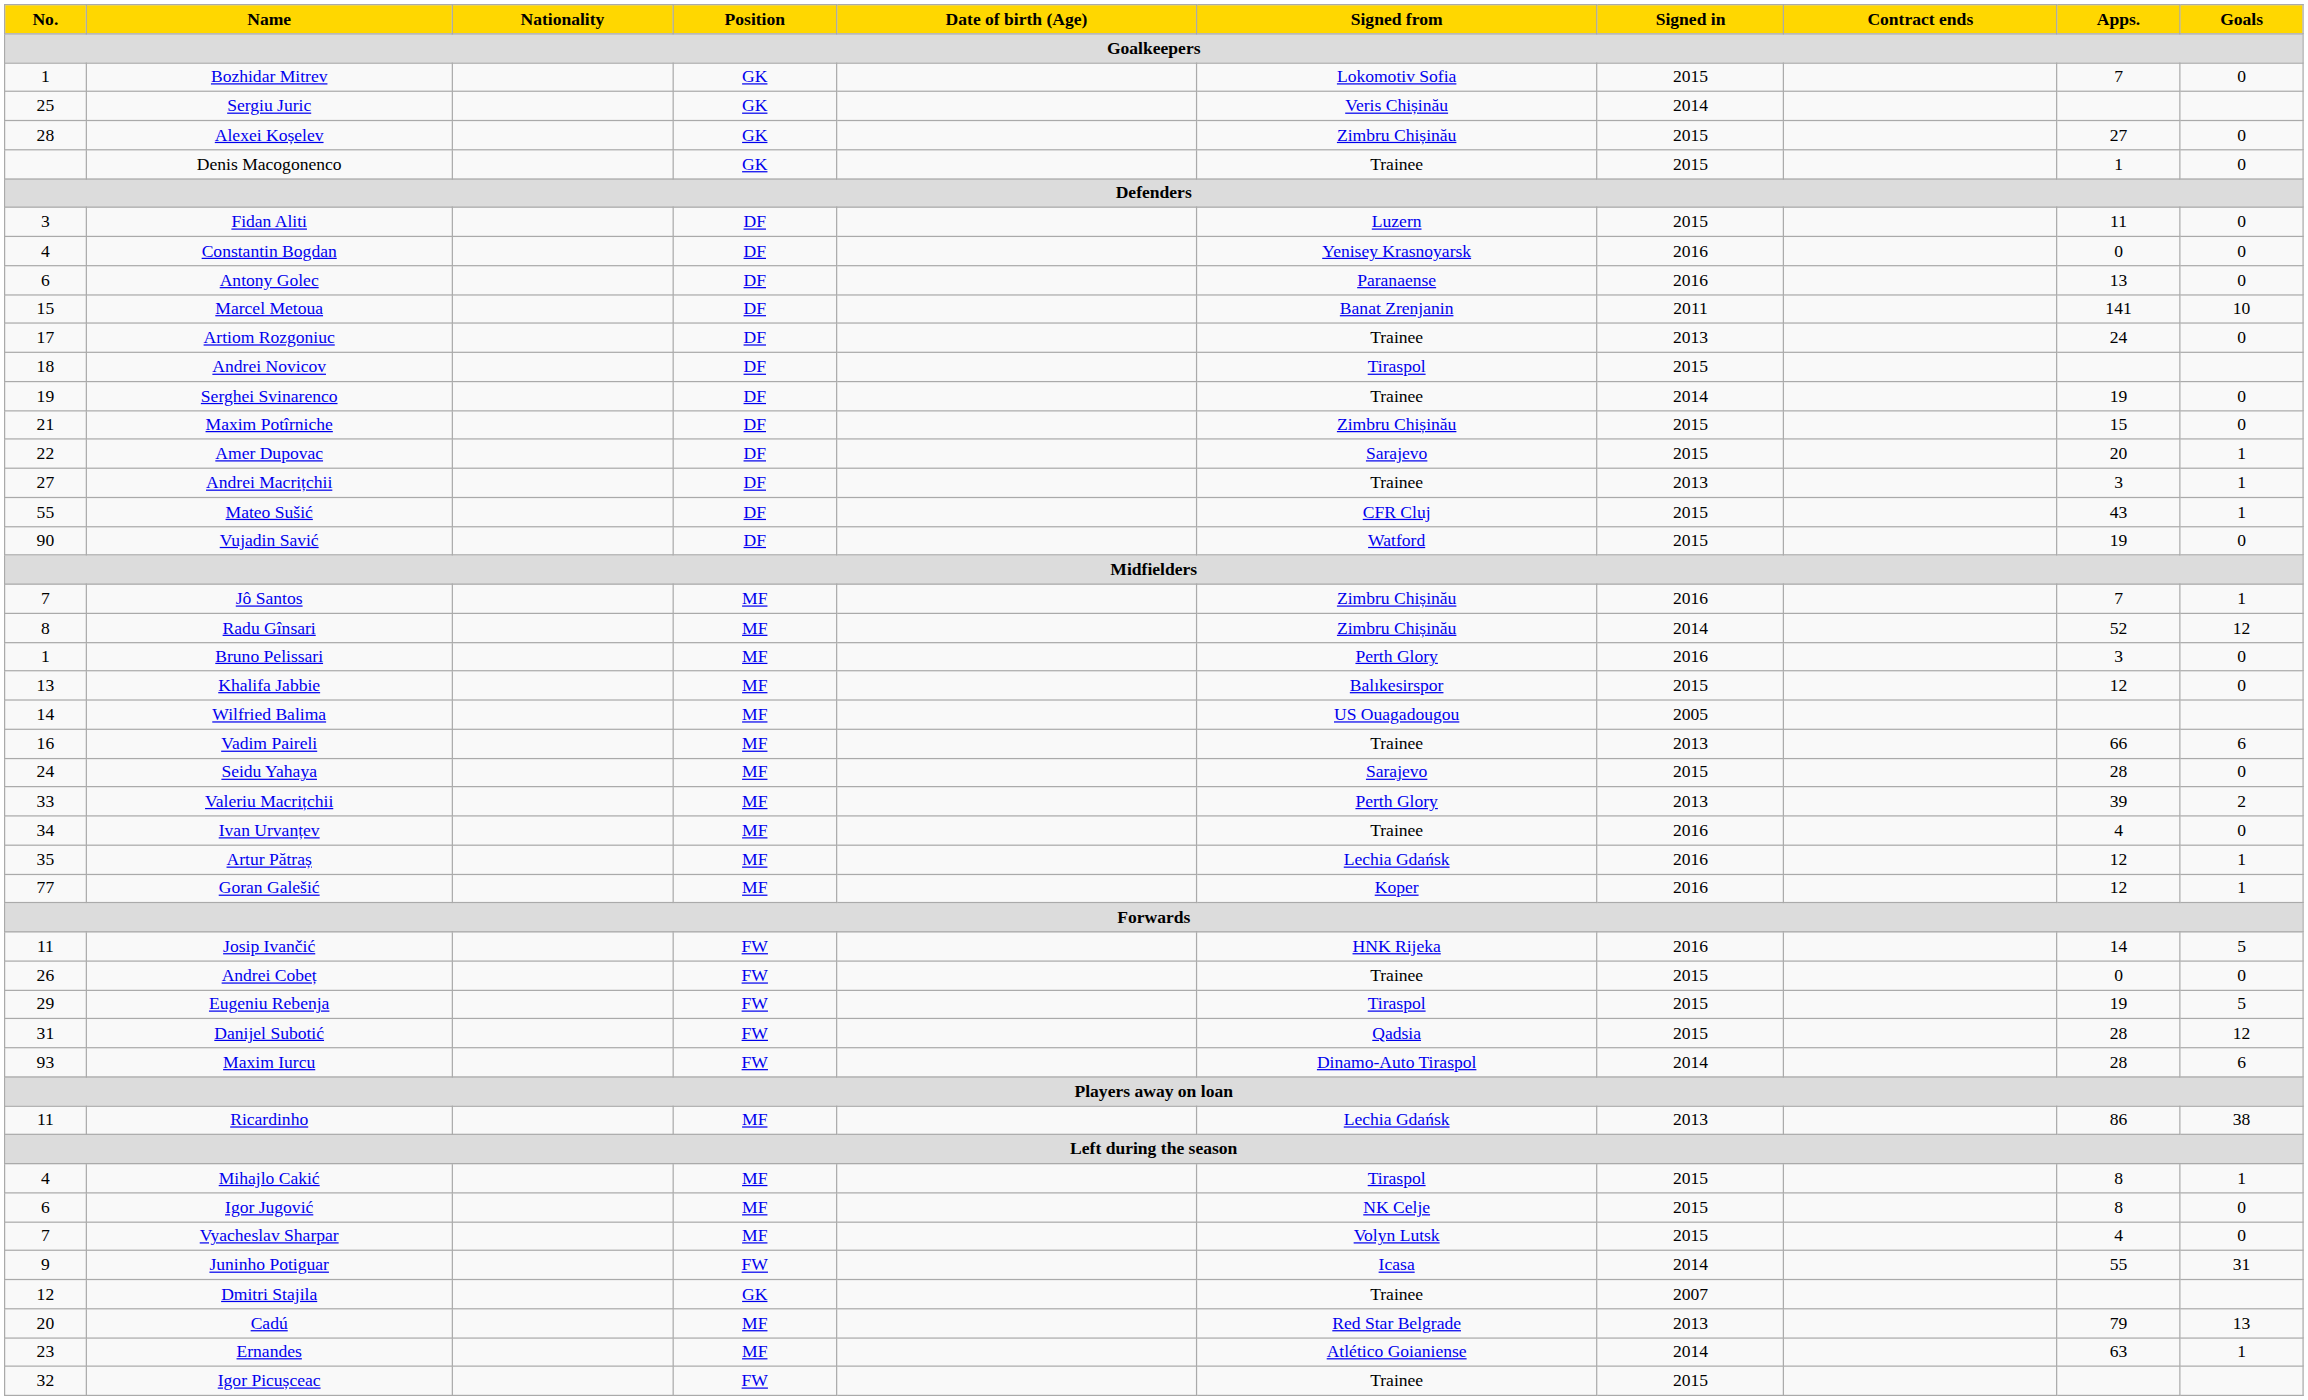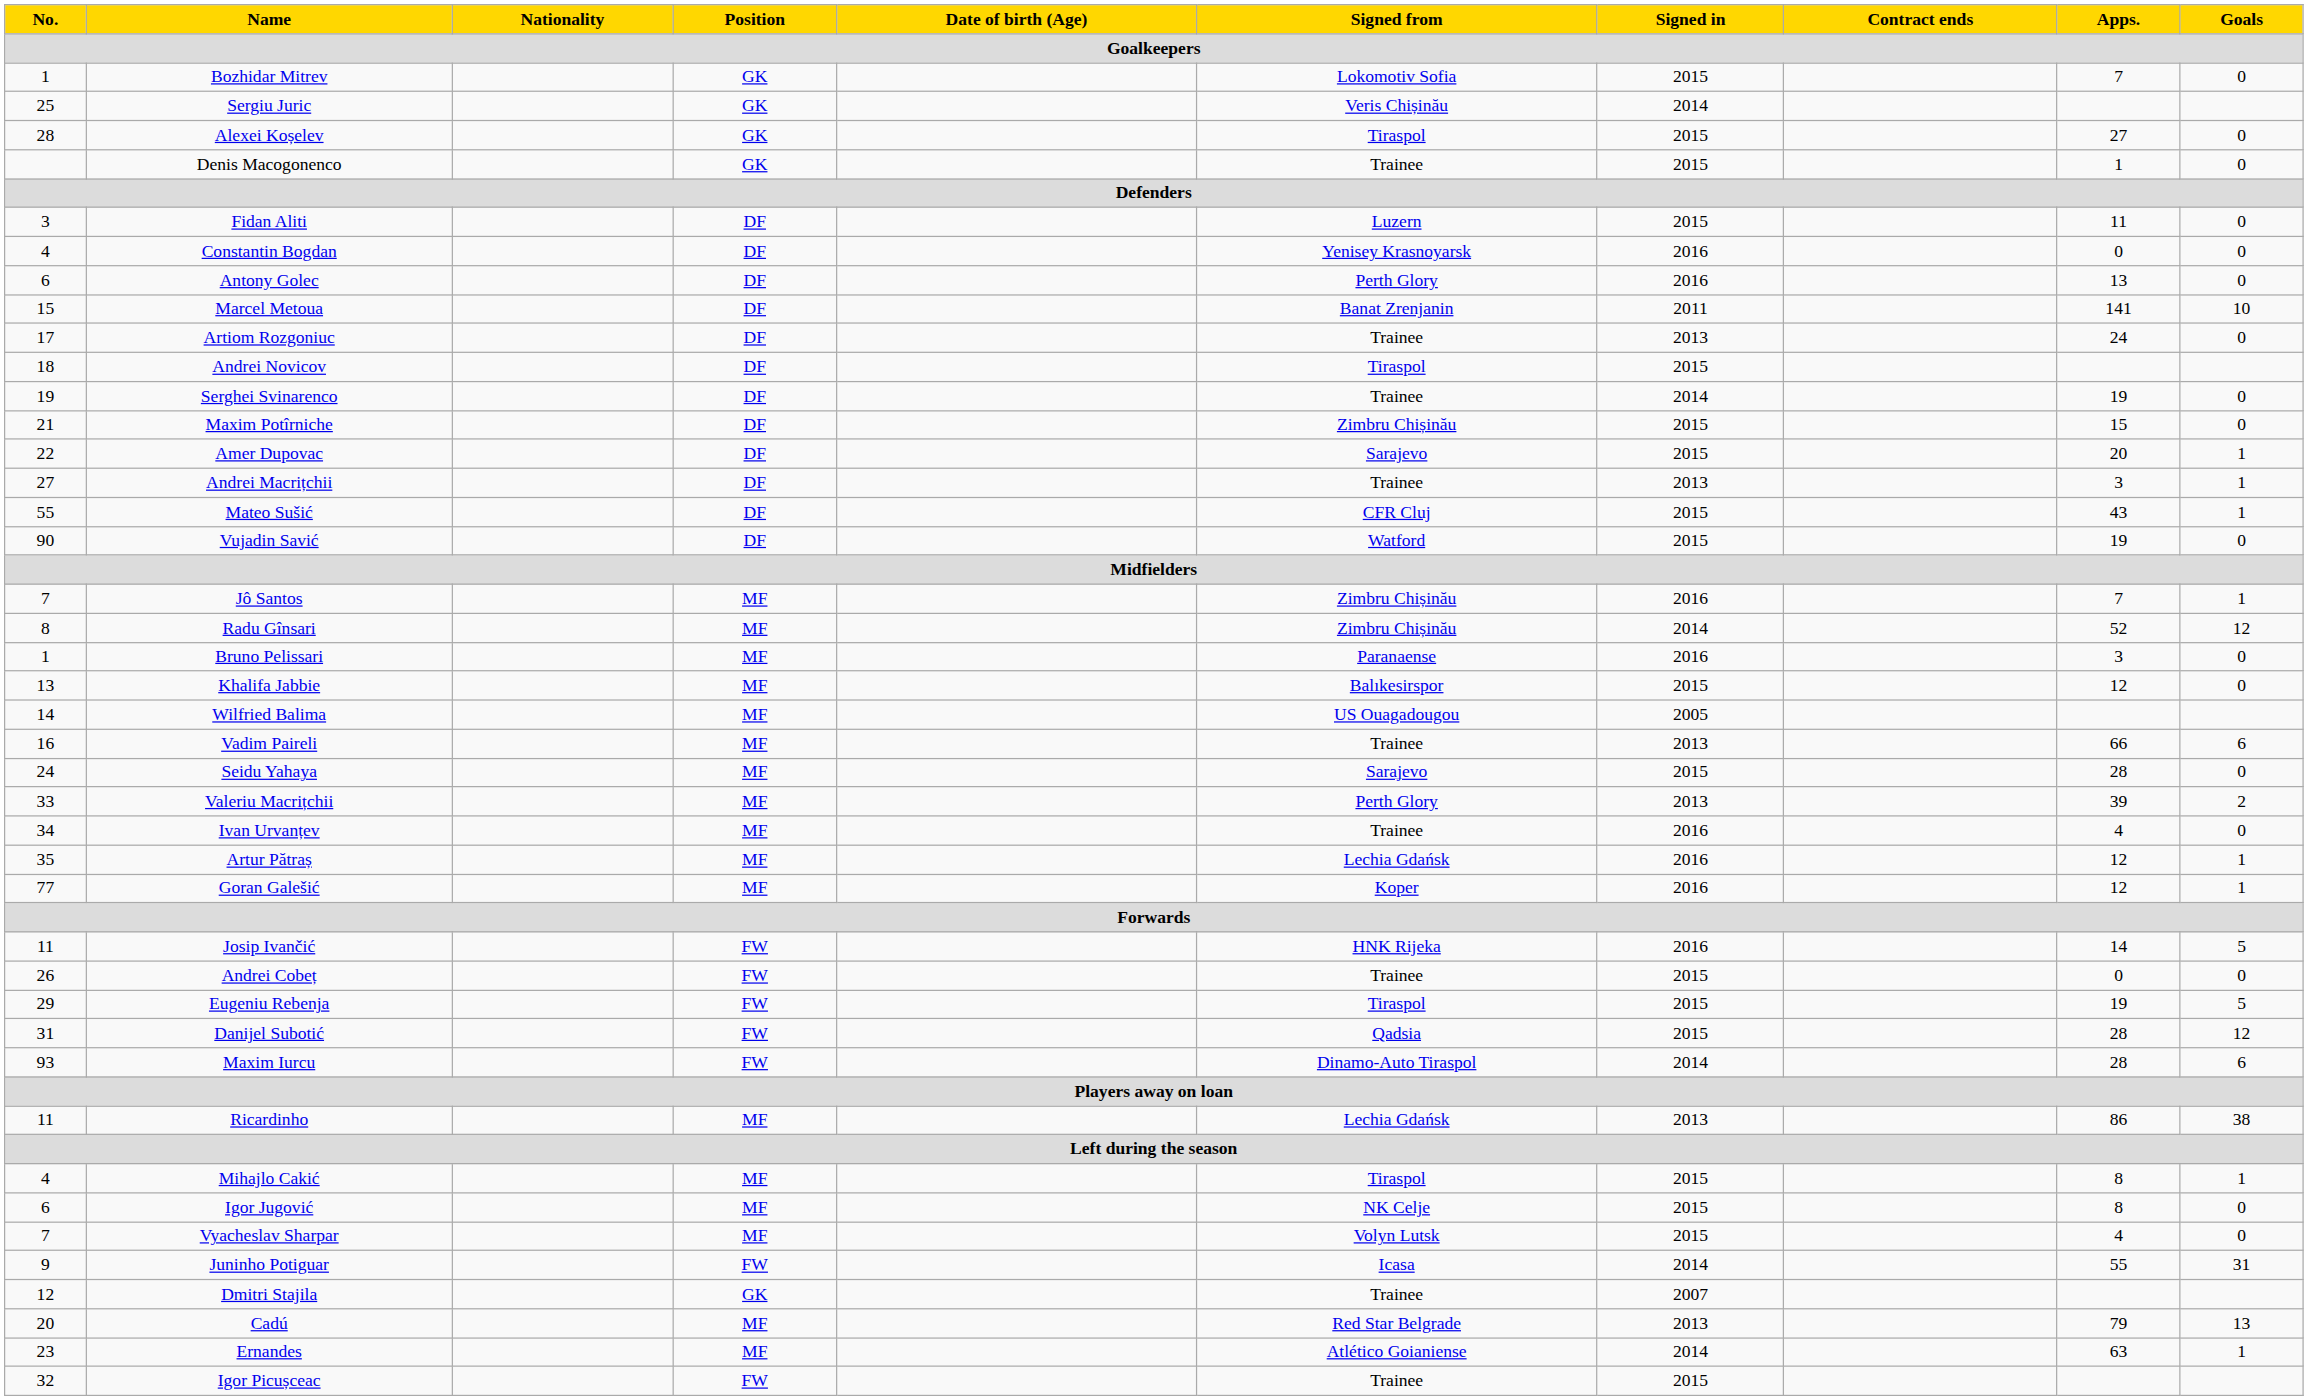(1397, 135) Zimbru Chișinău -> (1397, 135) Tiraspol
(1397, 280) Paranaense -> (1397, 280) Perth Glory
(1397, 656) Perth Glory -> (1397, 656) Paranaense
